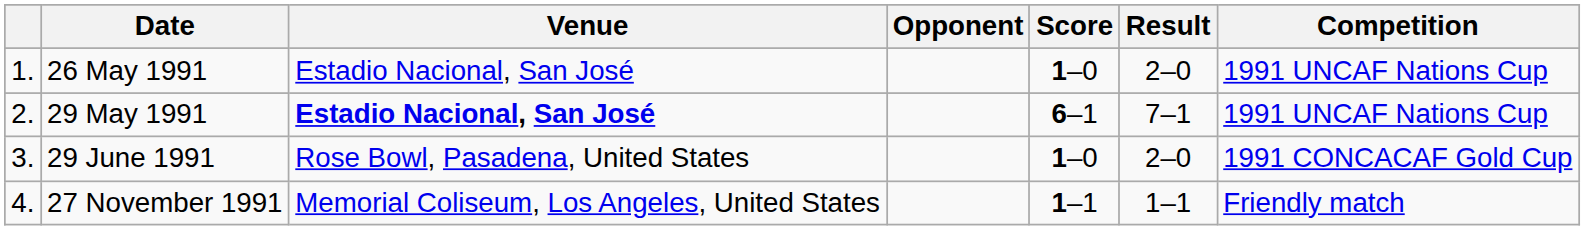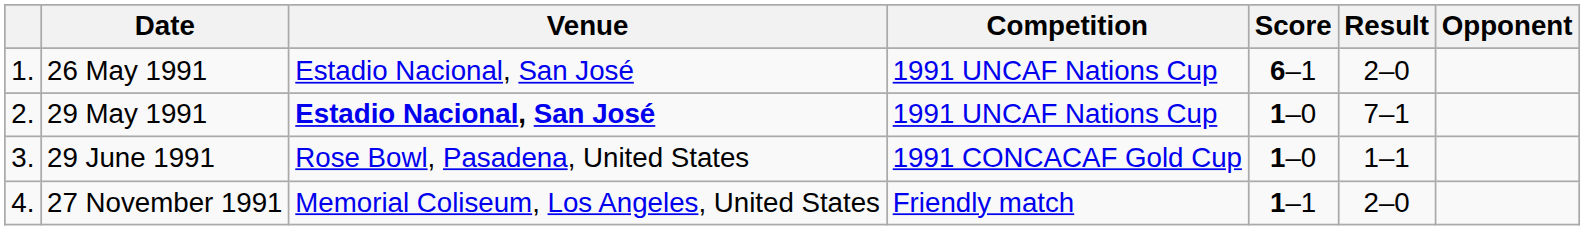columns swapped: (958, 26) <-> (1398, 26)
(1075, 70) 1–0 -> (1293, 70) 6–1
(1075, 114) 6–1 -> (1293, 114) 1–0
(1168, 158) 2–0 -> (1387, 158) 1–1
(1168, 202) 1–1 -> (1387, 202) 2–0
